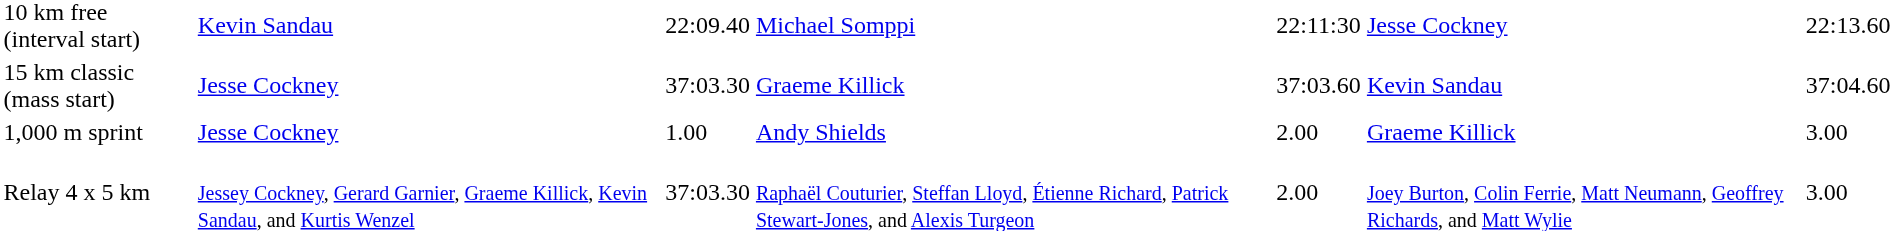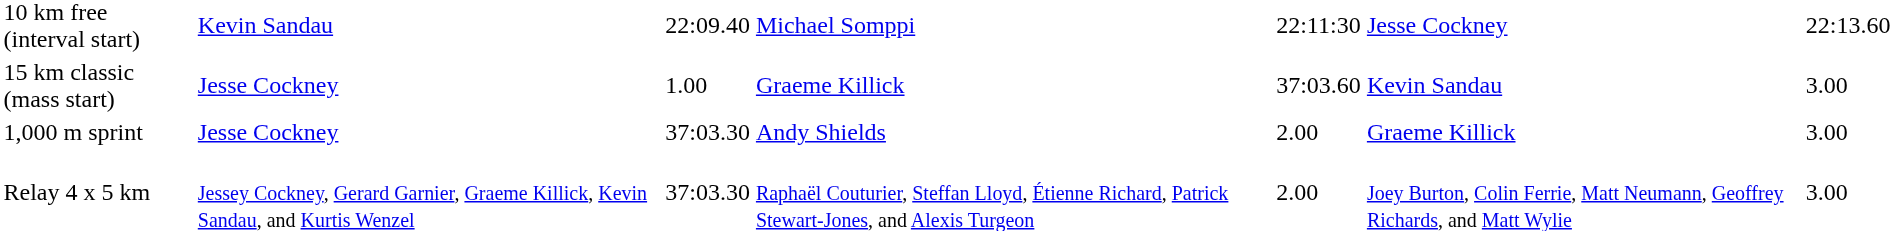(708, 85) 37:03.30 -> (686, 85) 1.00
(1848, 85) 37:04.60 -> (1827, 85) 3.00
(686, 131) 1.00 -> (708, 131) 37:03.30
